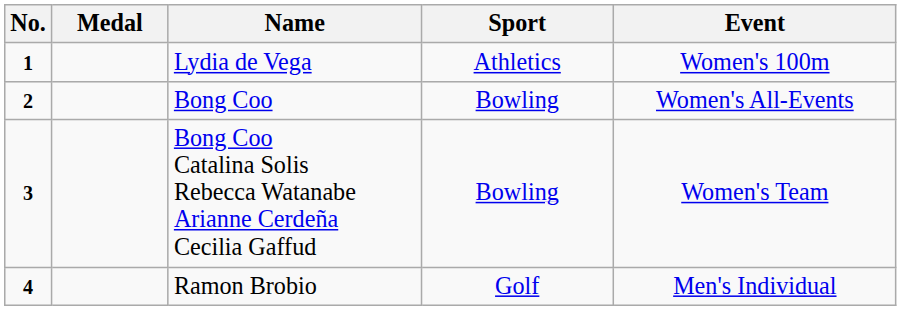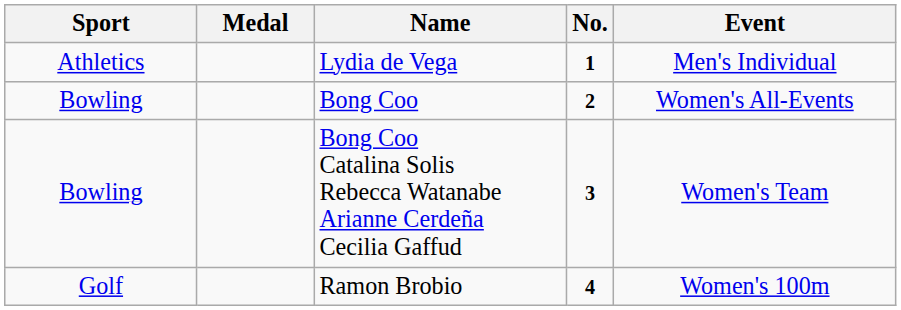columns swapped: (28, 23) <-> (517, 23)
(755, 61) Women's 100m -> (755, 61) Men's Individual
(755, 285) Men's Individual -> (755, 285) Women's 100m
